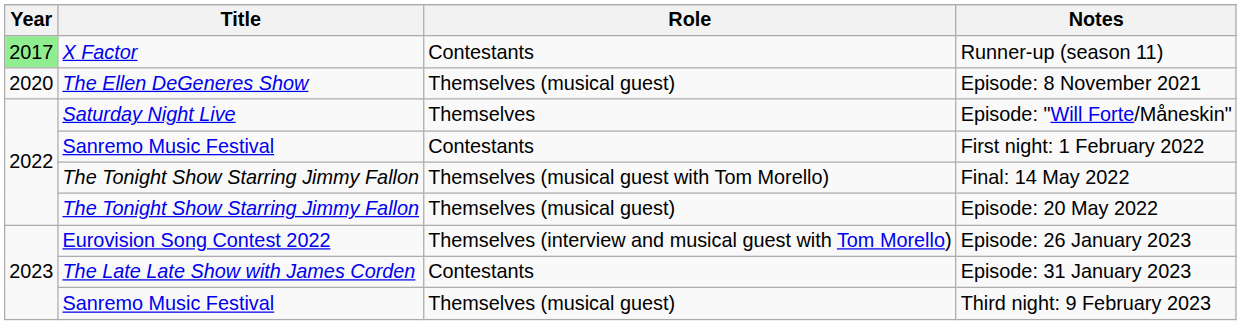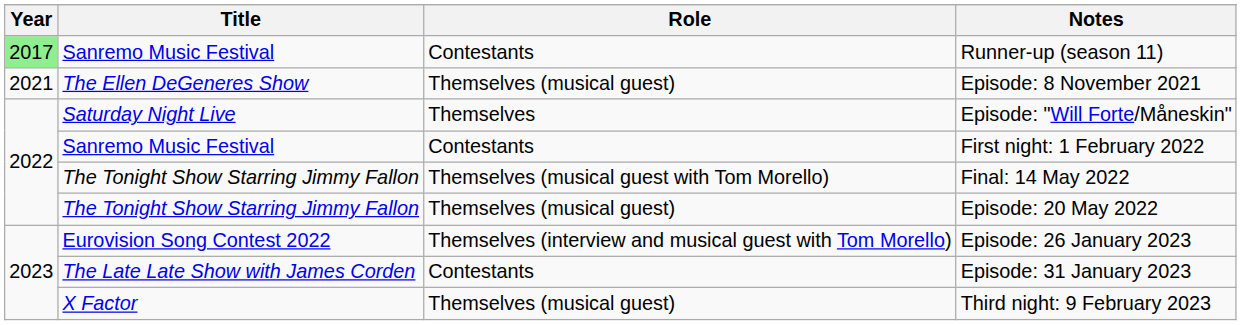(100, 51) X Factor -> (168, 51) Sanremo Music Festival
(31, 83) 2020 -> (31, 83) 2021
(168, 303) Sanremo Music Festival -> (100, 303) X Factor
